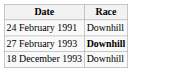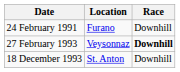+ column: (108, 12)
